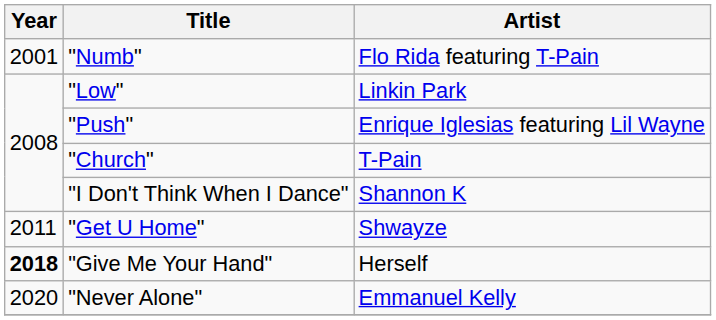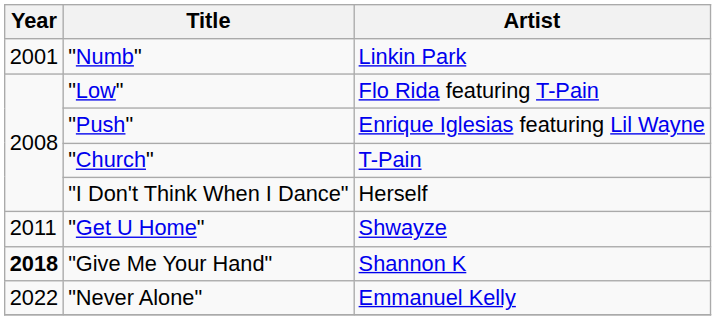(479, 56) Flo Rida featuring T-Pain -> (412, 56) Linkin Park
(412, 90) Linkin Park -> (479, 90) Flo Rida featuring T-Pain
(412, 194) Shannon K -> (393, 194) Herself
(393, 263) Herself -> (412, 263) Shannon K
(34, 297) 2020 -> (34, 297) 2022
